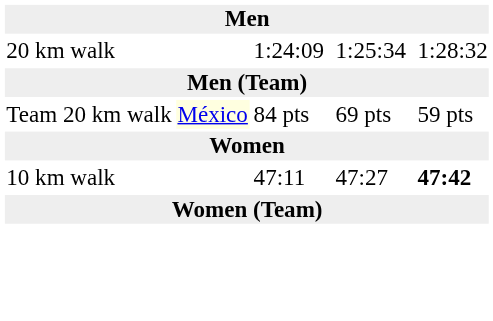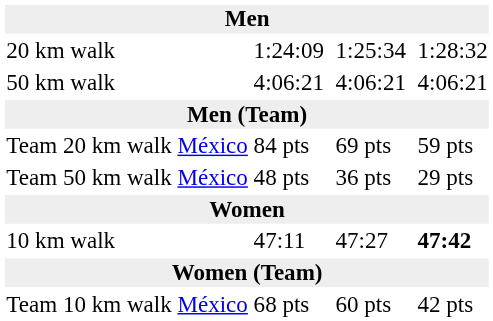+ row: (61, 82)
(213, 114) lightyellow background -> (213, 145) no background
+ row: (89, 177)
+ row: (89, 304)
